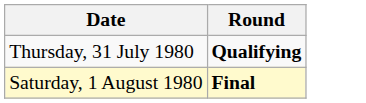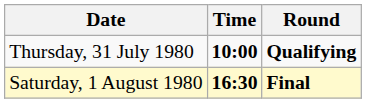+ column: (235, 20)
